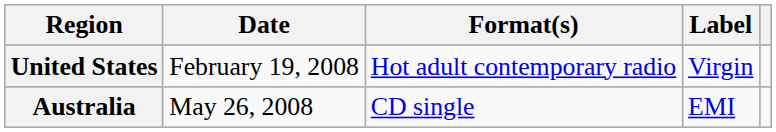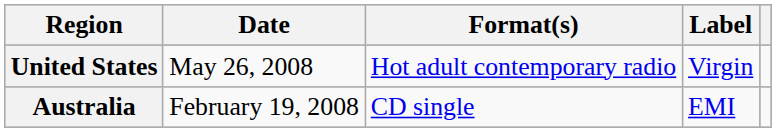(264, 65) February 19, 2008 -> (241, 65) May 26, 2008
(241, 106) May 26, 2008 -> (264, 106) February 19, 2008
